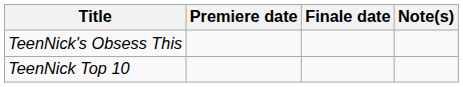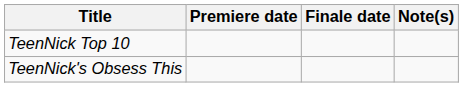rows swapped: (95, 43) <-> (69, 69)
